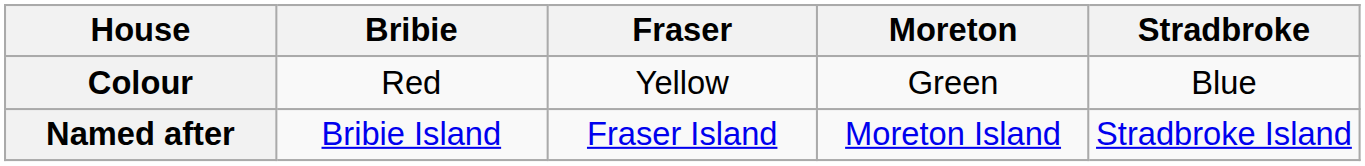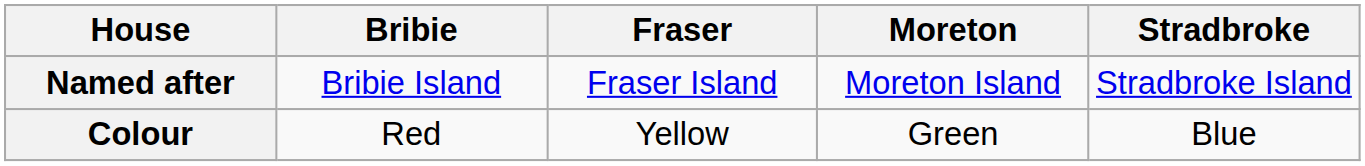rows swapped: (140, 82) <-> (140, 133)
